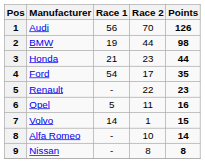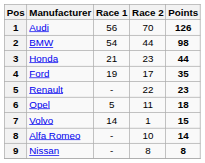(112, 43) 19 -> (112, 43) 54
(112, 73) 54 -> (112, 73) 19
(183, 104) 16 -> (183, 104) 18
